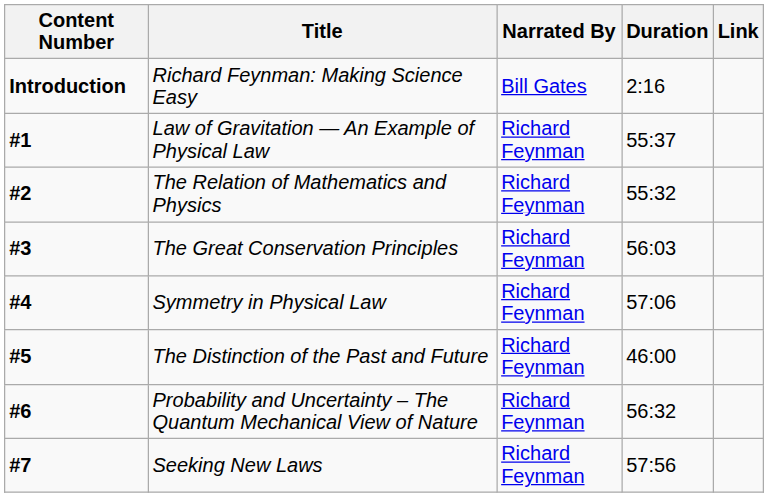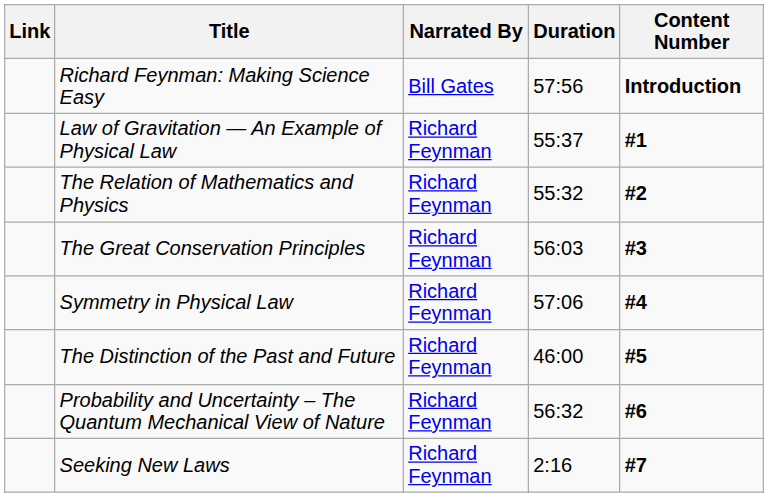columns swapped: (76, 31) <-> (738, 31)
(646, 85) 2:16 -> (558, 85) 57:56
(651, 465) 57:56 -> (553, 465) 2:16
